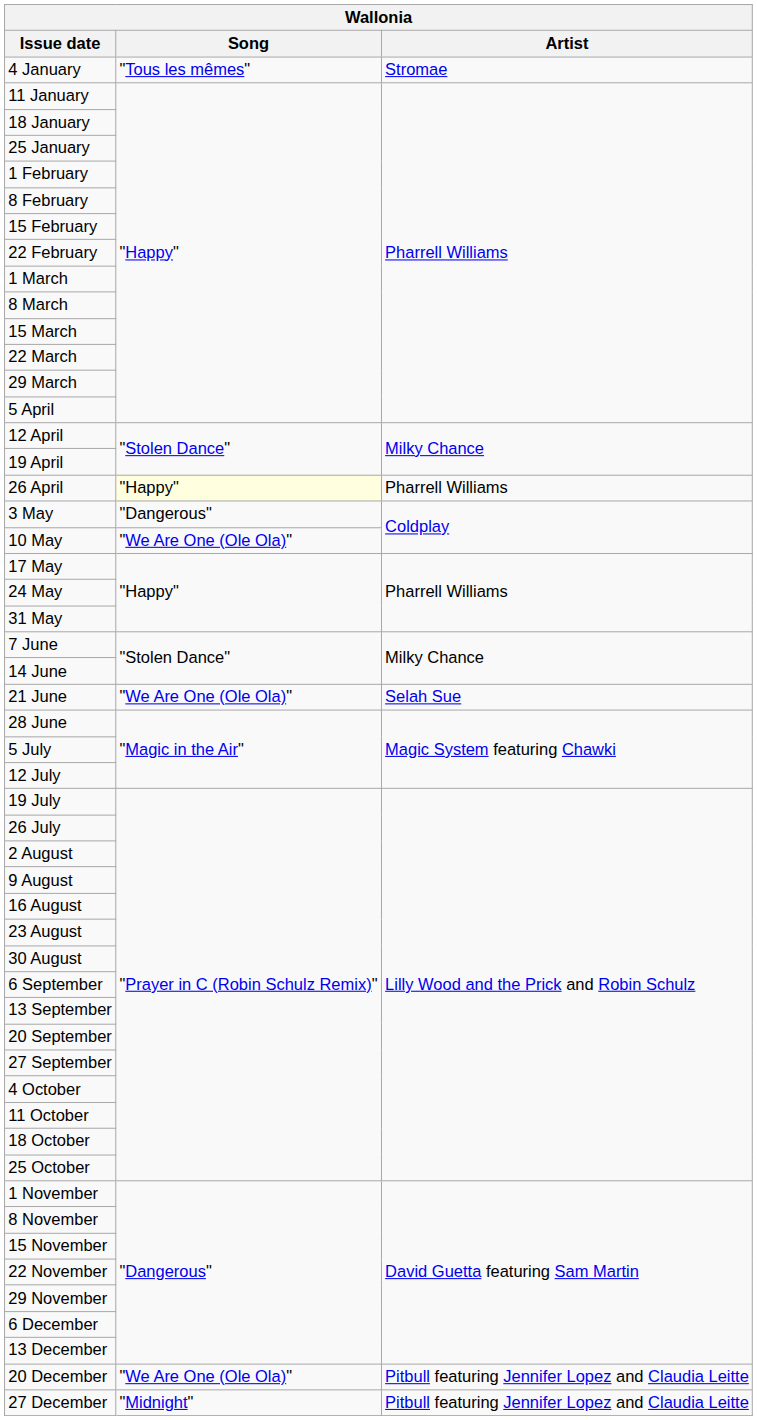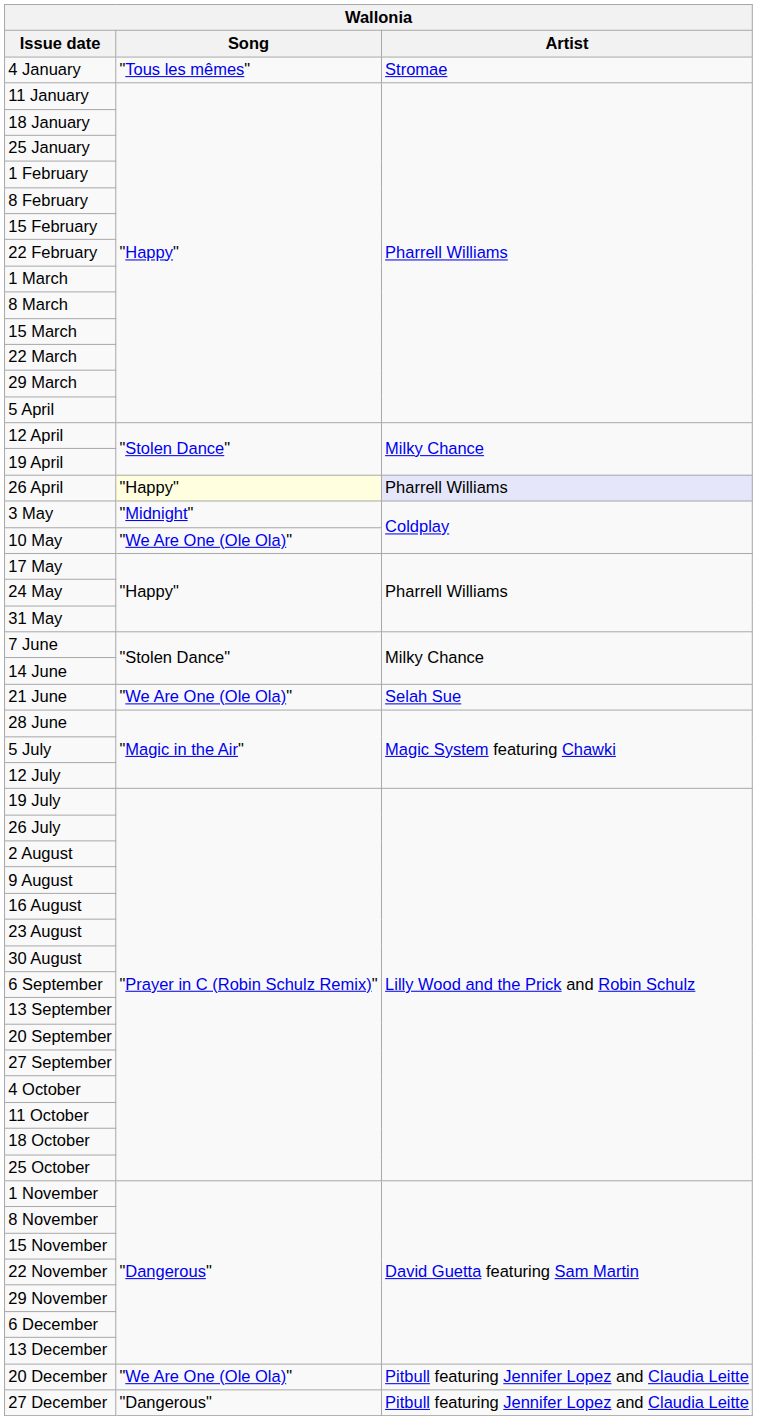(446, 488) no background -> (446, 488) lavender background
(166, 514) "Dangerous" -> (156, 514) "Midnight"
(156, 1402) "Midnight" -> (166, 1402) "Dangerous"
